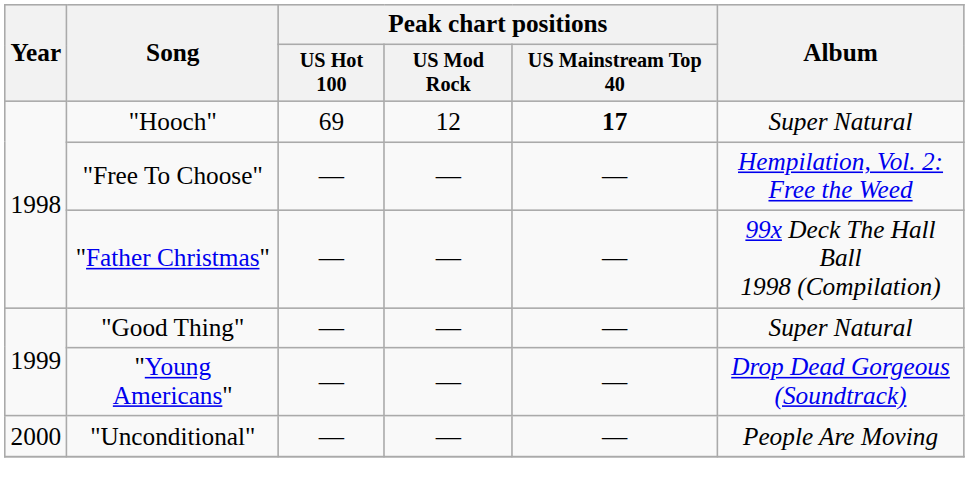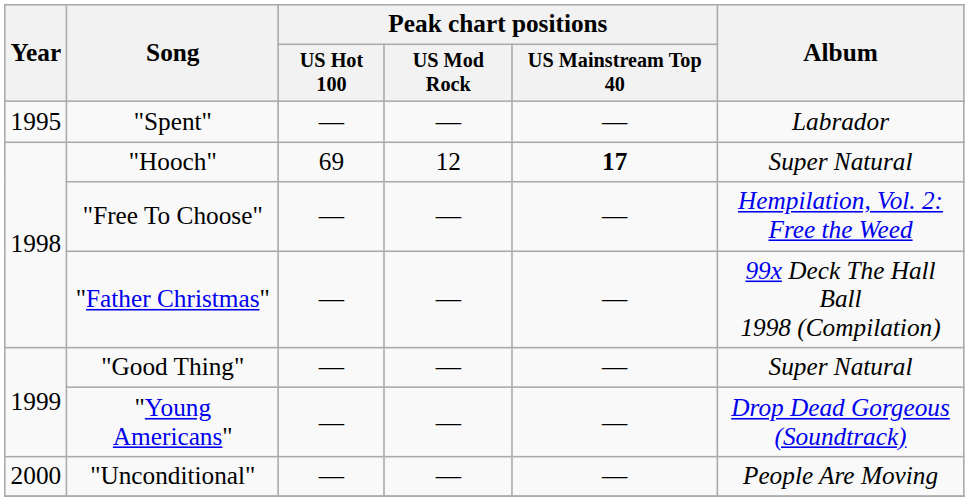+ row: (173, 121)
